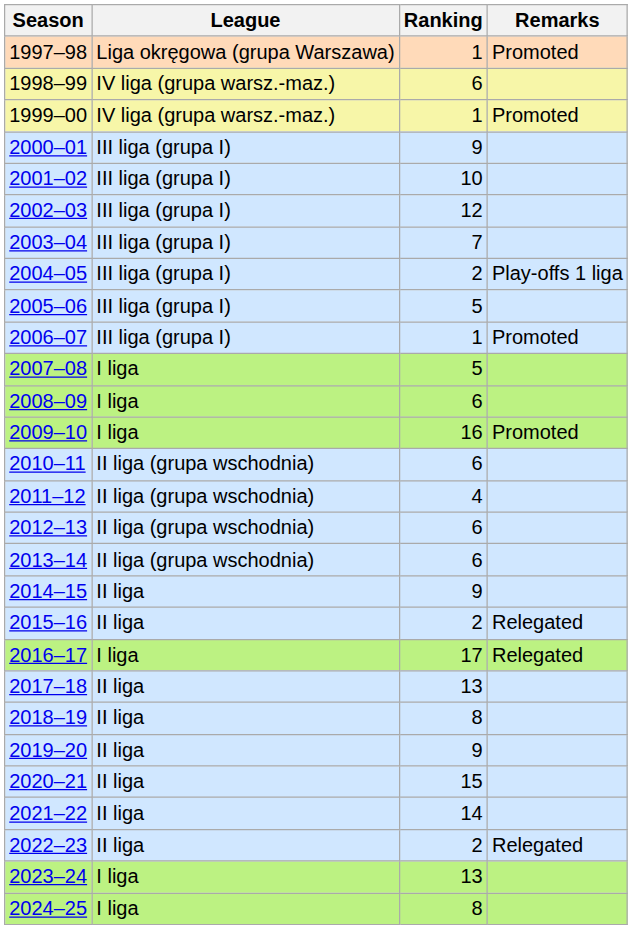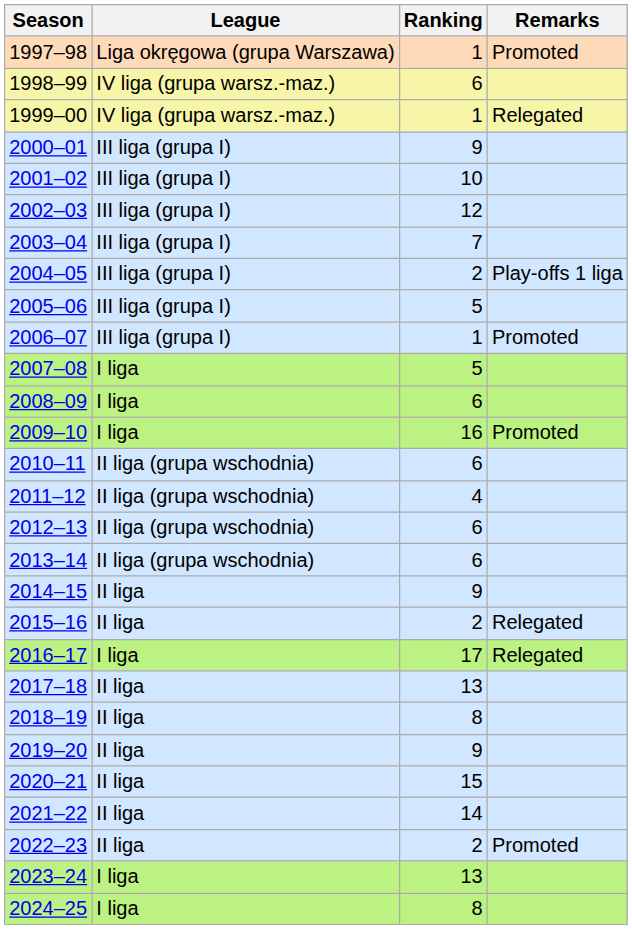(535, 115) Promoted -> (538, 115) Relegated
(538, 845) Relegated -> (535, 845) Promoted
